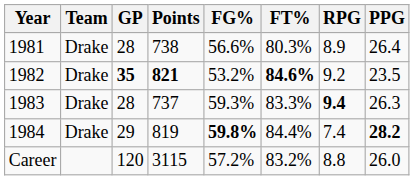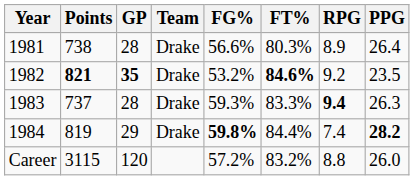columns swapped: (87, 18) <-> (176, 18)
